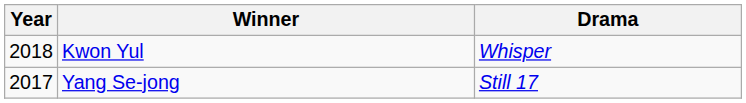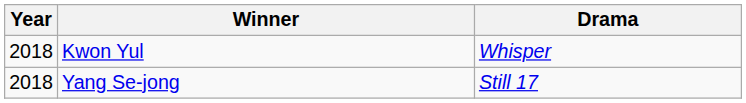(31, 82) 2017 -> (31, 82) 2018
